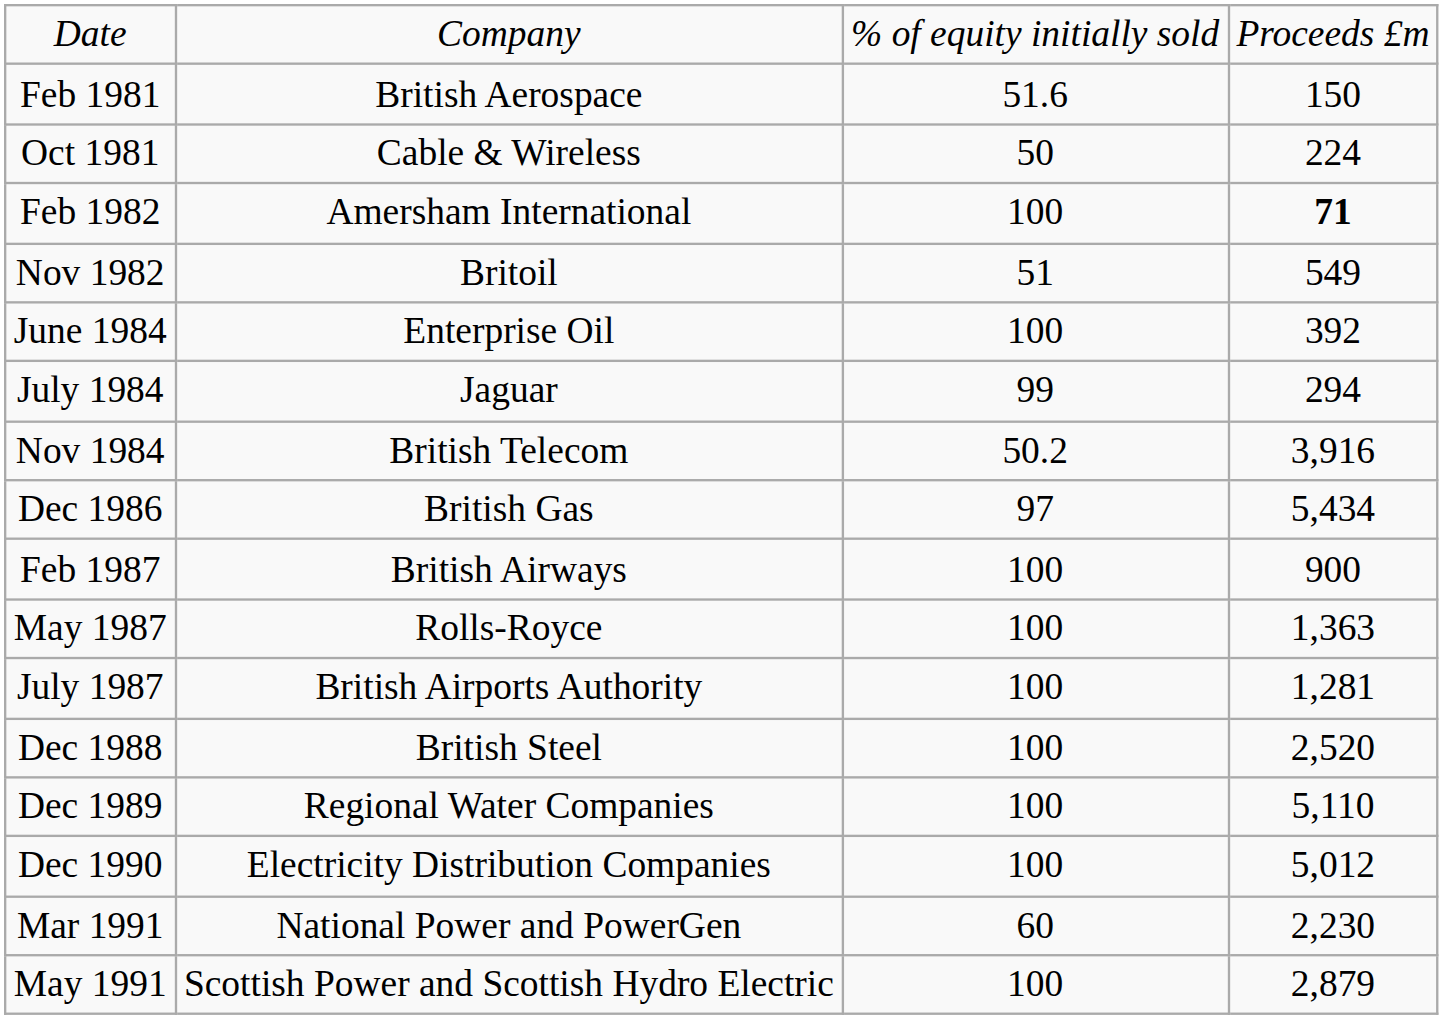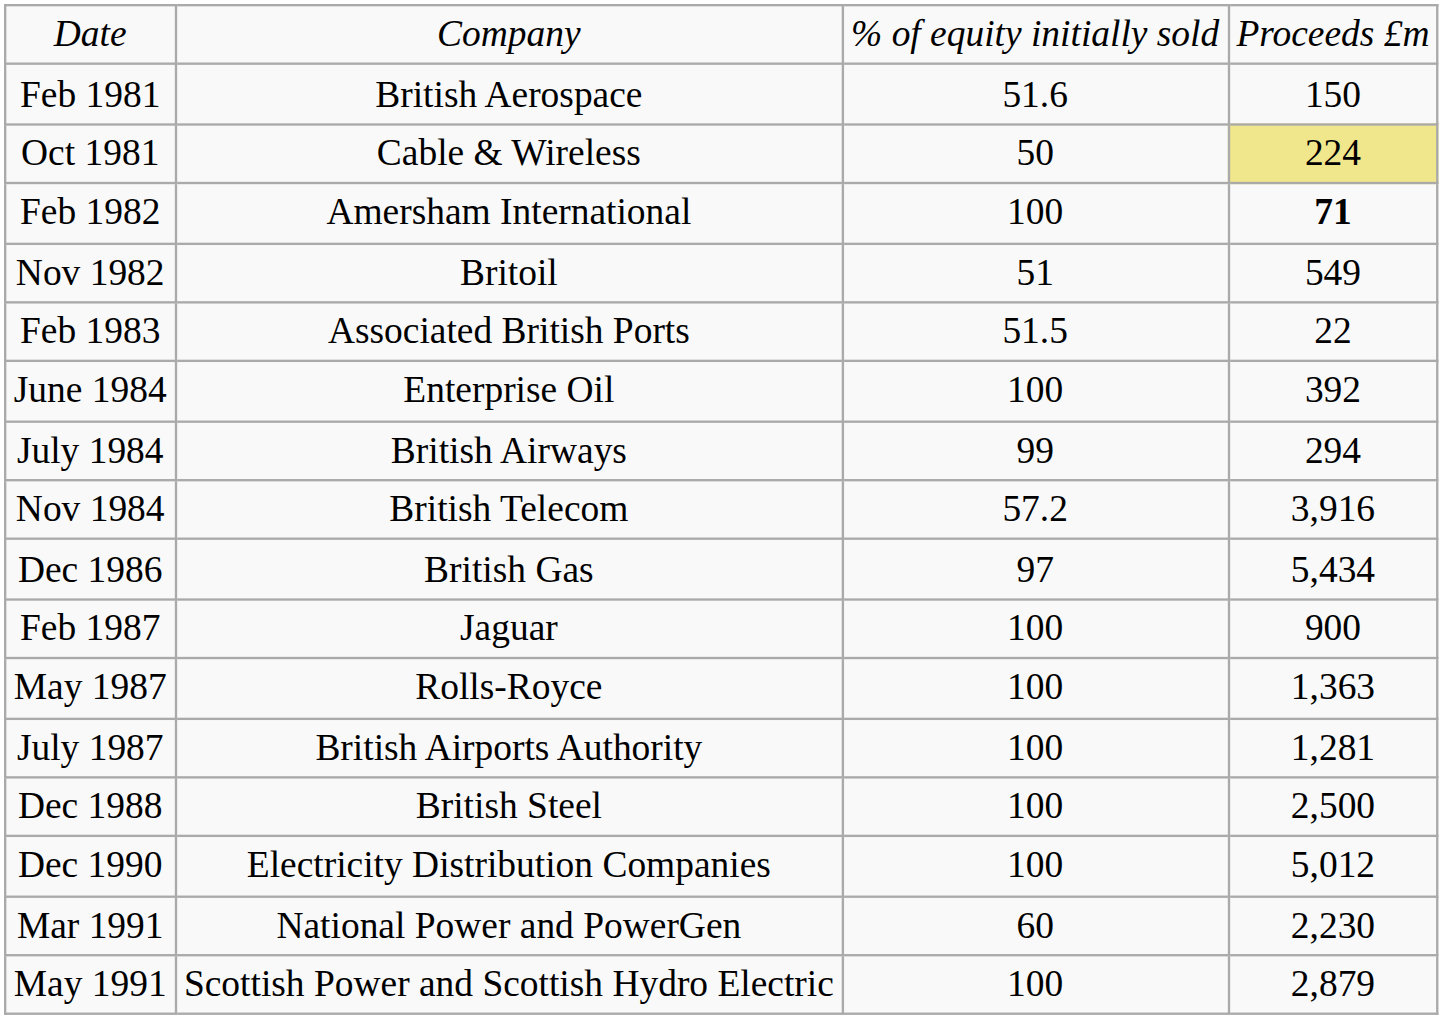(1333, 152) no background -> (1333, 152) khaki background
+ row: (90, 331)
(509, 390) Jaguar -> (509, 449) British Airways
(1035, 449) 50.2 -> (1035, 509) 57.2
(509, 568) British Airways -> (509, 627) Jaguar
(1333, 746) 2,520 -> (1333, 806) 2,500
- row: (90, 806)
